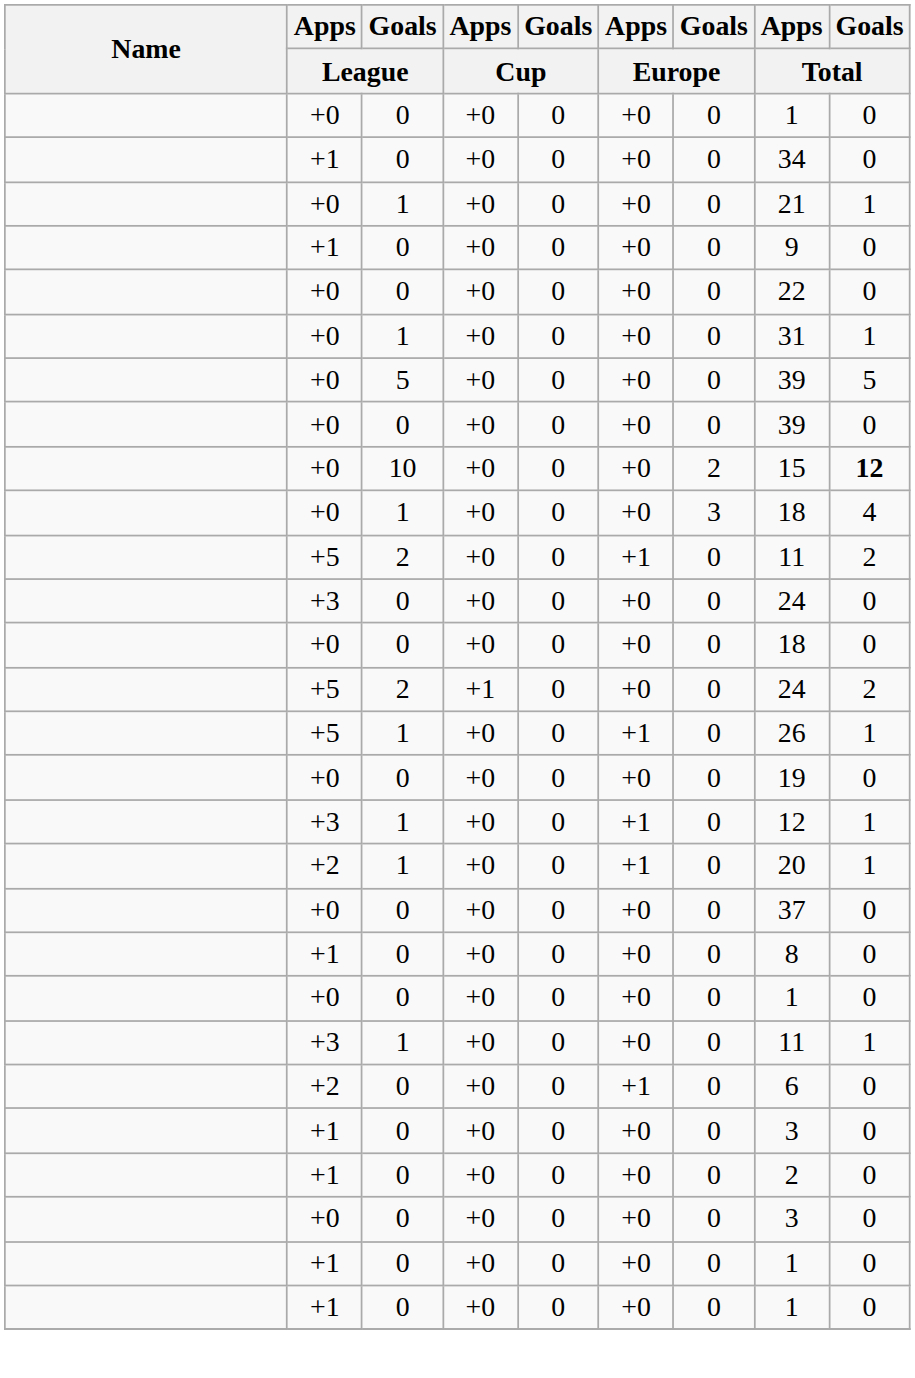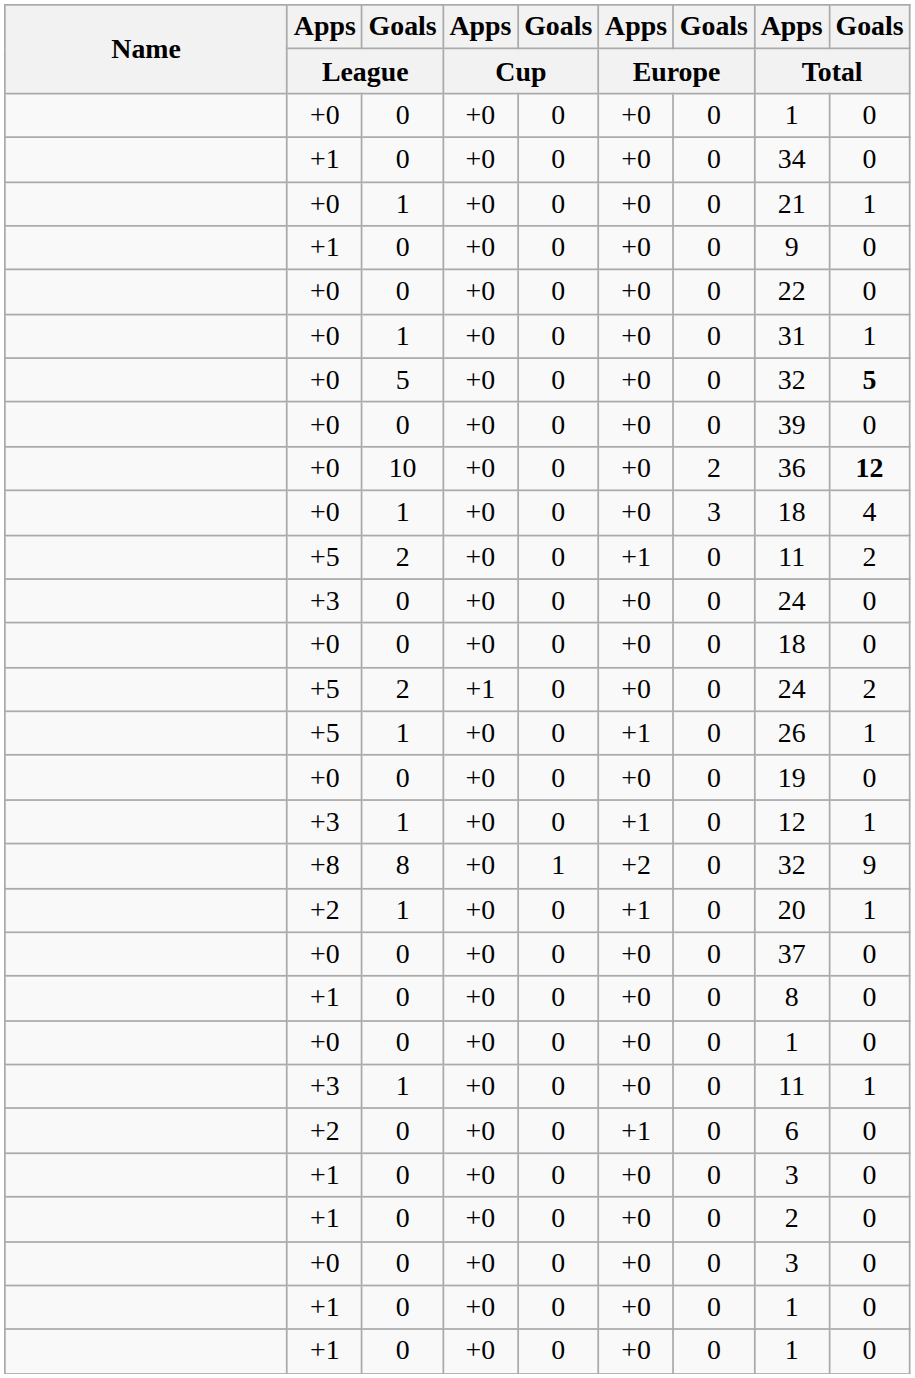(792, 379) 39 -> (792, 379) 32
(870, 379) normal -> (870, 379) bold
(792, 468) 15 -> (792, 468) 36
+ row: (325, 865)
